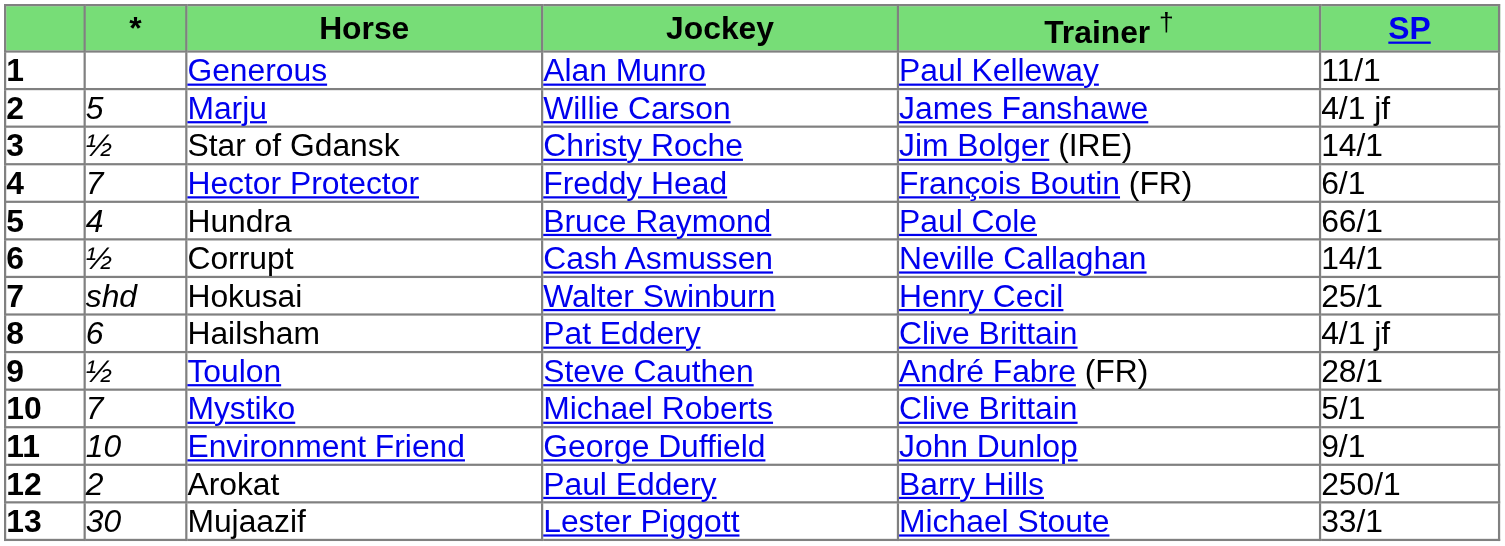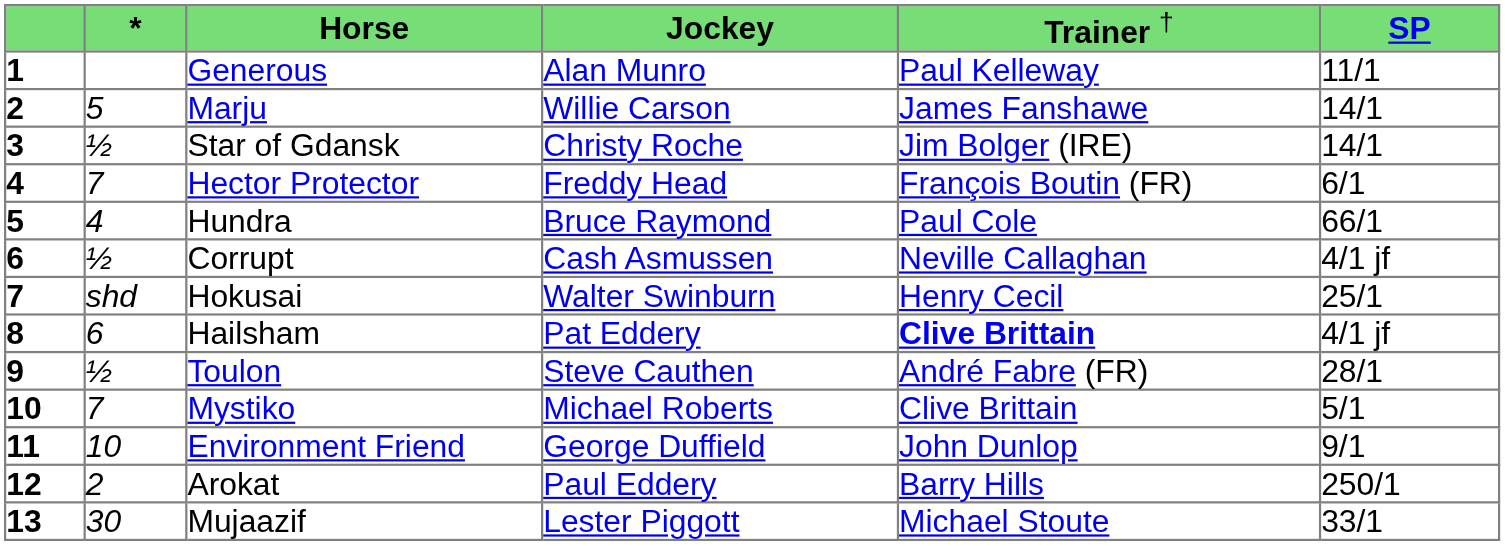(1356, 107) 4/1 jf -> (1352, 107) 14/1
(1352, 258) 14/1 -> (1356, 258) 4/1 jf
(988, 333) normal -> (997, 333) bold
